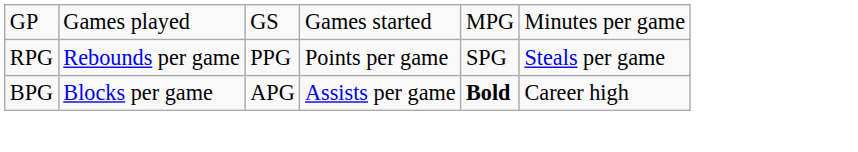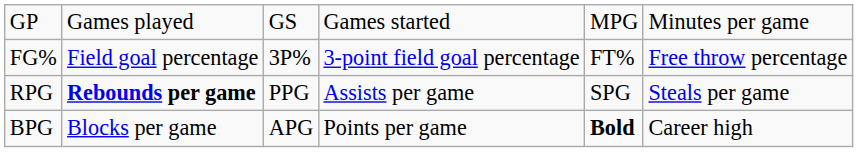+ row: (33, 57)
(152, 57) normal -> (161, 92) bold
(377, 57) Points per game -> (399, 92) Assists per game
(380, 92) Assists per game -> (395, 127) Points per game
